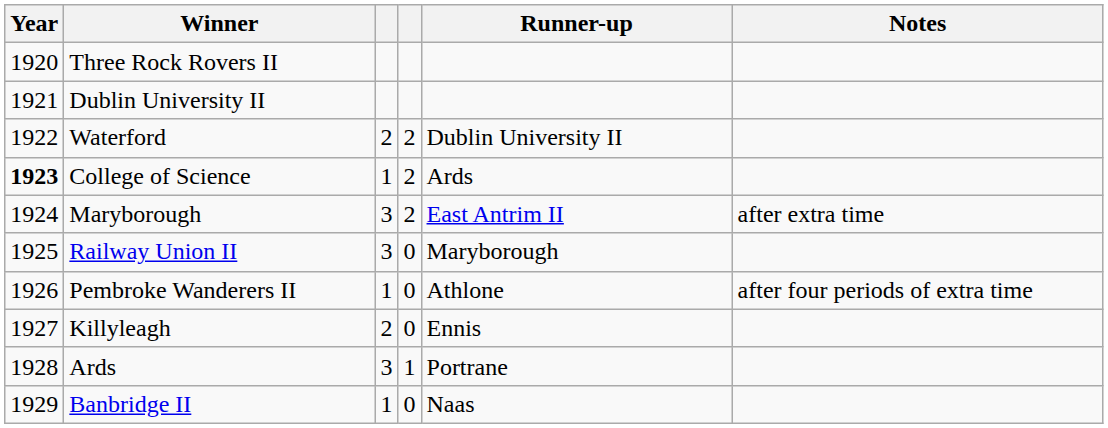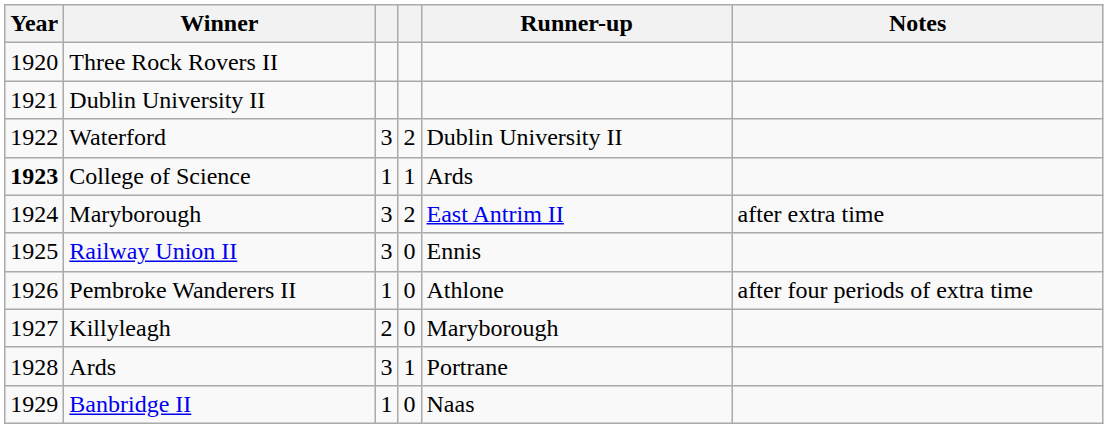(386, 137) 2 -> (386, 137) 3
(409, 175) 2 -> (409, 175) 1
(493, 251) Maryborough -> (454, 251) Ennis
(454, 328) Ennis -> (493, 328) Maryborough
